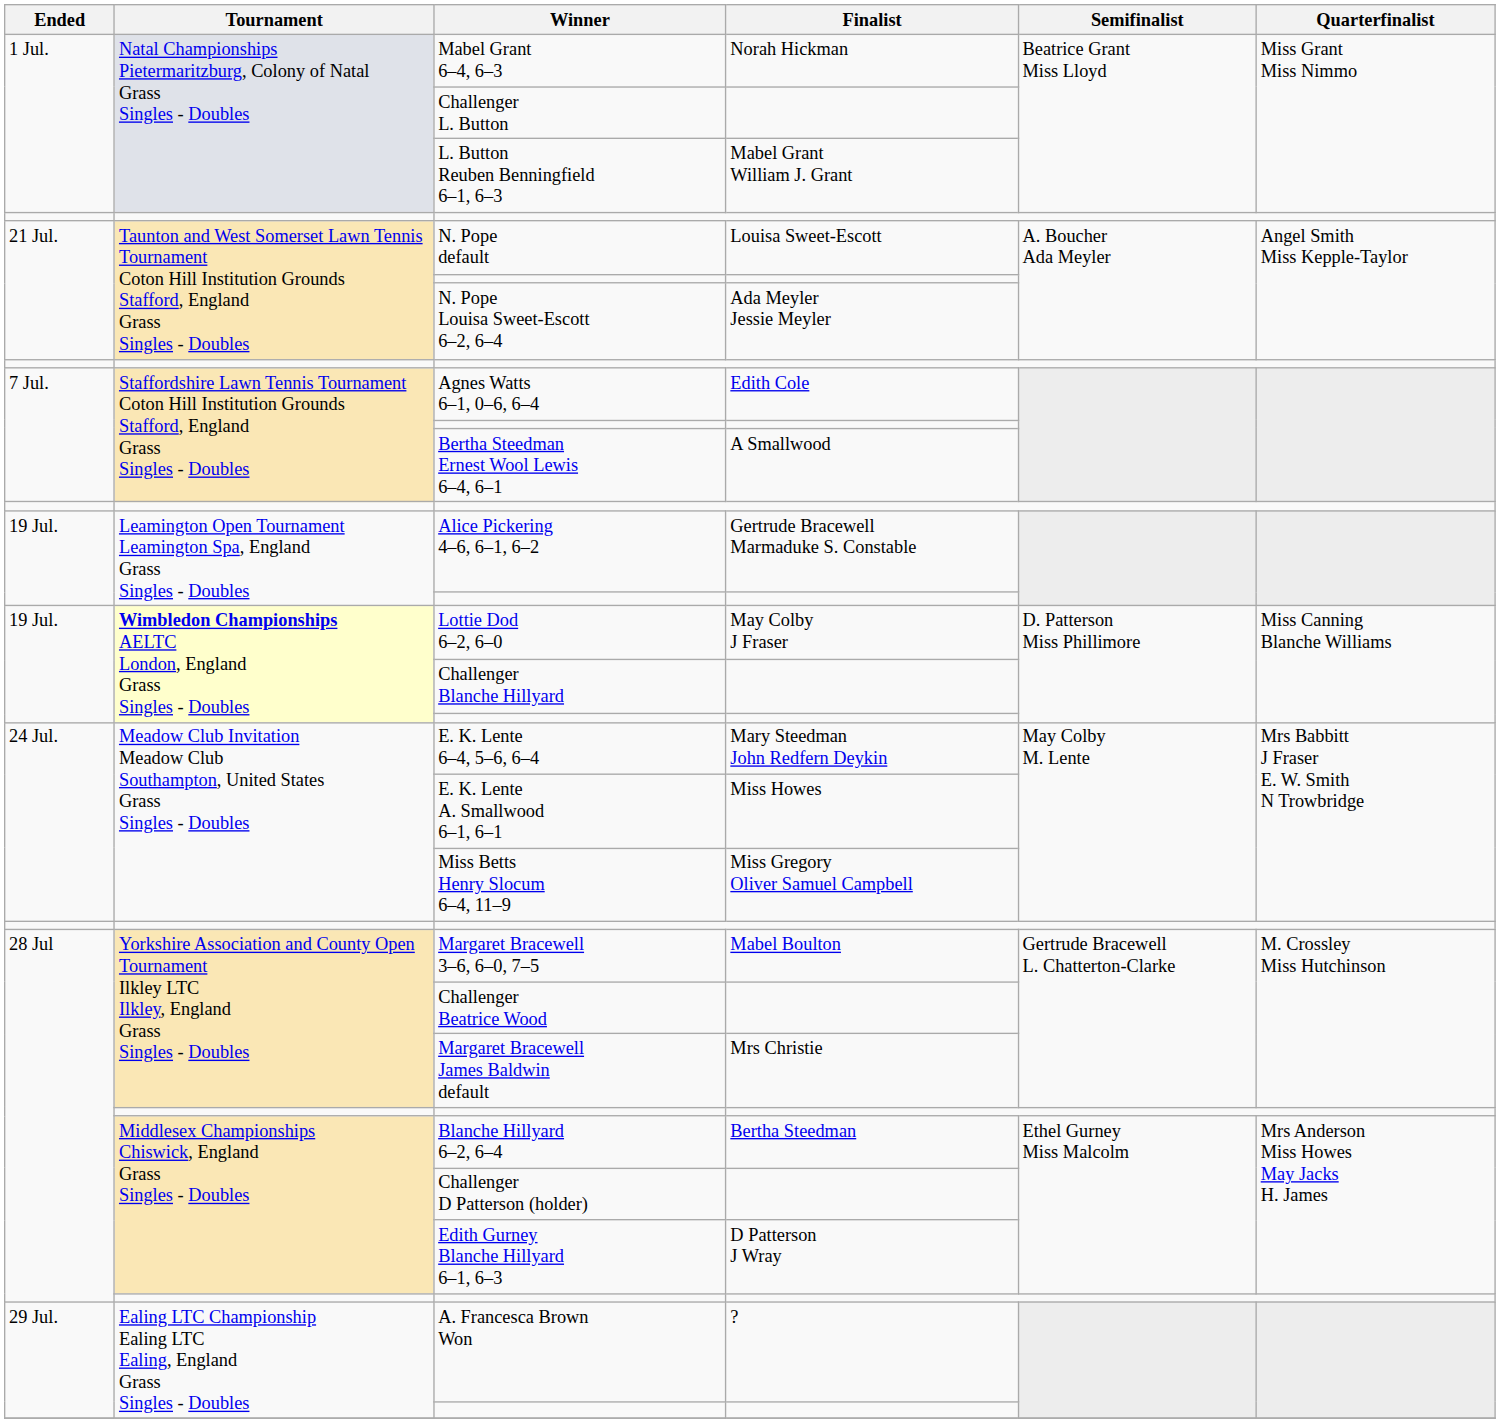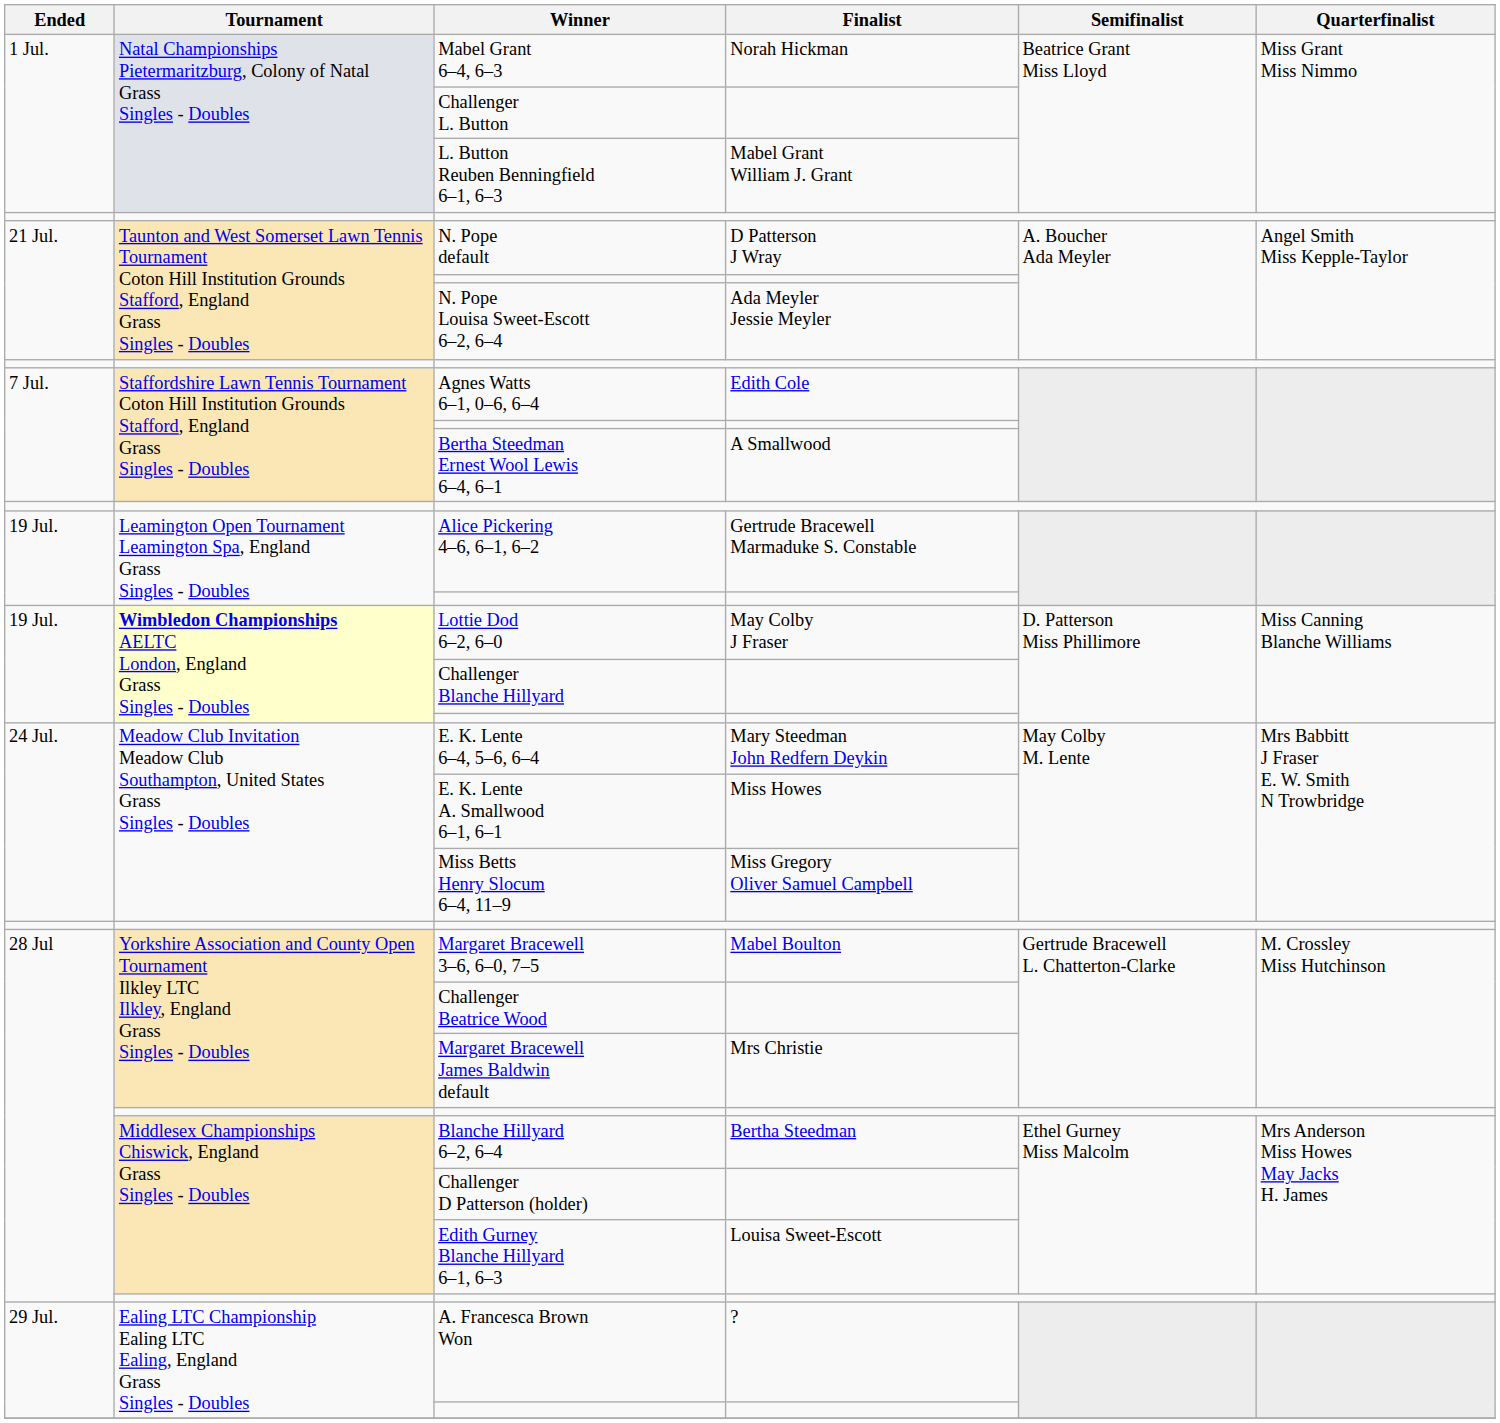(806, 235) Louisa Sweet-Escott -> (773, 246) D Patterson J Wray
(773, 1245) D Patterson J Wray -> (806, 1234) Louisa Sweet-Escott
